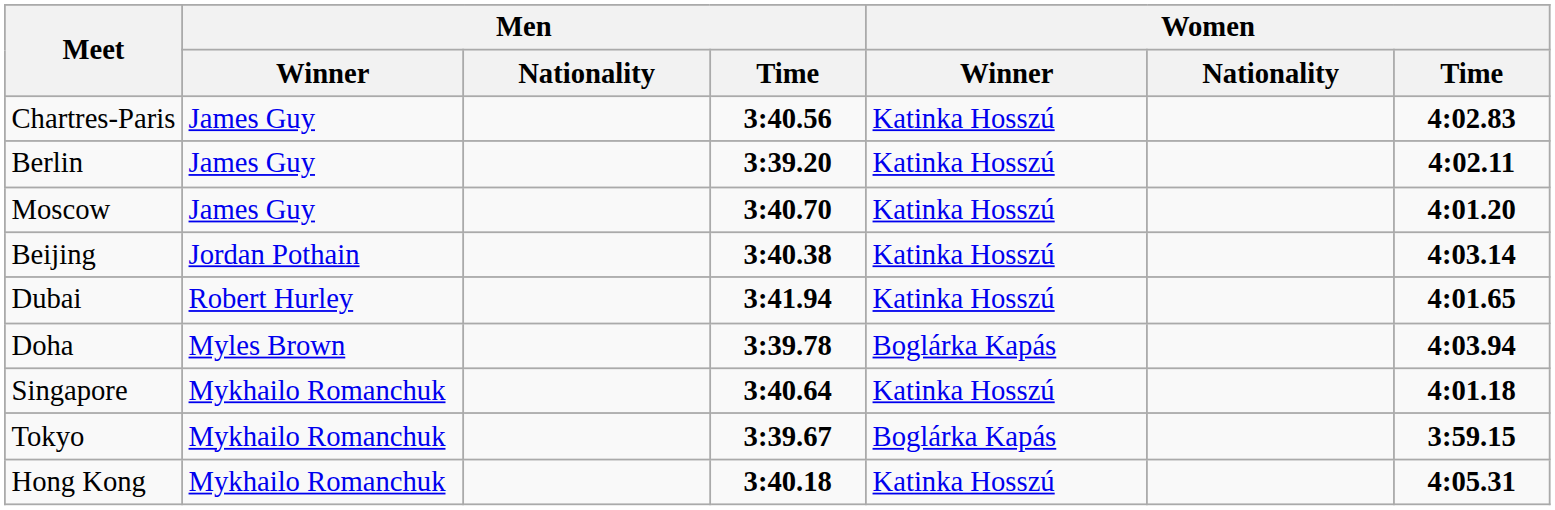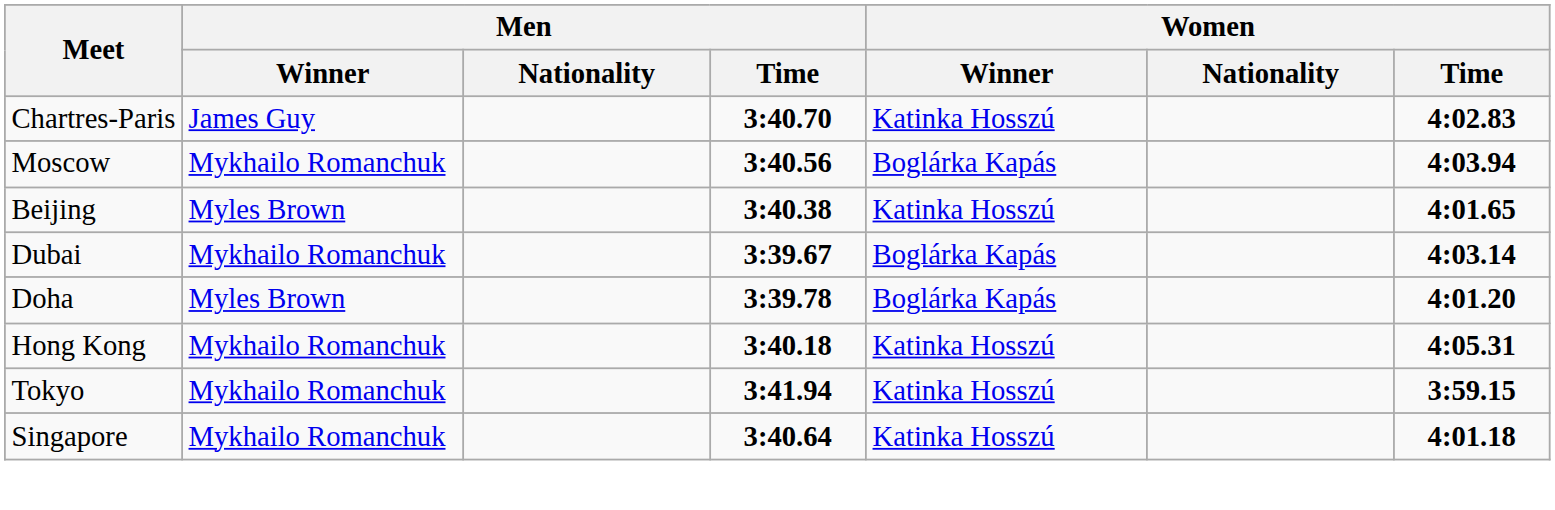(788, 118) 3:40.56 -> (788, 118) 3:40.70
- row: (47, 163)
(252, 208) James Guy -> (317, 163) Mykhailo Romanchuk
(788, 208) 3:40.70 -> (788, 163) 3:40.56
(964, 208) Katinka Hosszú -> (964, 163) Boglárka Kapás
(1472, 208) 4:01.20 -> (1472, 163) 4:03.94
(274, 254) Jordan Pothain -> (267, 208) Myles Brown
(1472, 254) 4:03.14 -> (1472, 208) 4:01.65
(271, 299) Robert Hurley -> (317, 254) Mykhailo Romanchuk
(788, 299) 3:41.94 -> (788, 254) 3:39.67
(964, 299) Katinka Hosszú -> (964, 254) Boglárka Kapás
(1472, 299) 4:01.65 -> (1472, 254) 4:03.14
(1472, 345) 4:03.94 -> (1472, 299) 4:01.20
rows swapped: (70, 390) <-> (79, 481)
(788, 436) 3:39.67 -> (788, 390) 3:41.94
(964, 436) Boglárka Kapás -> (964, 390) Katinka Hosszú
